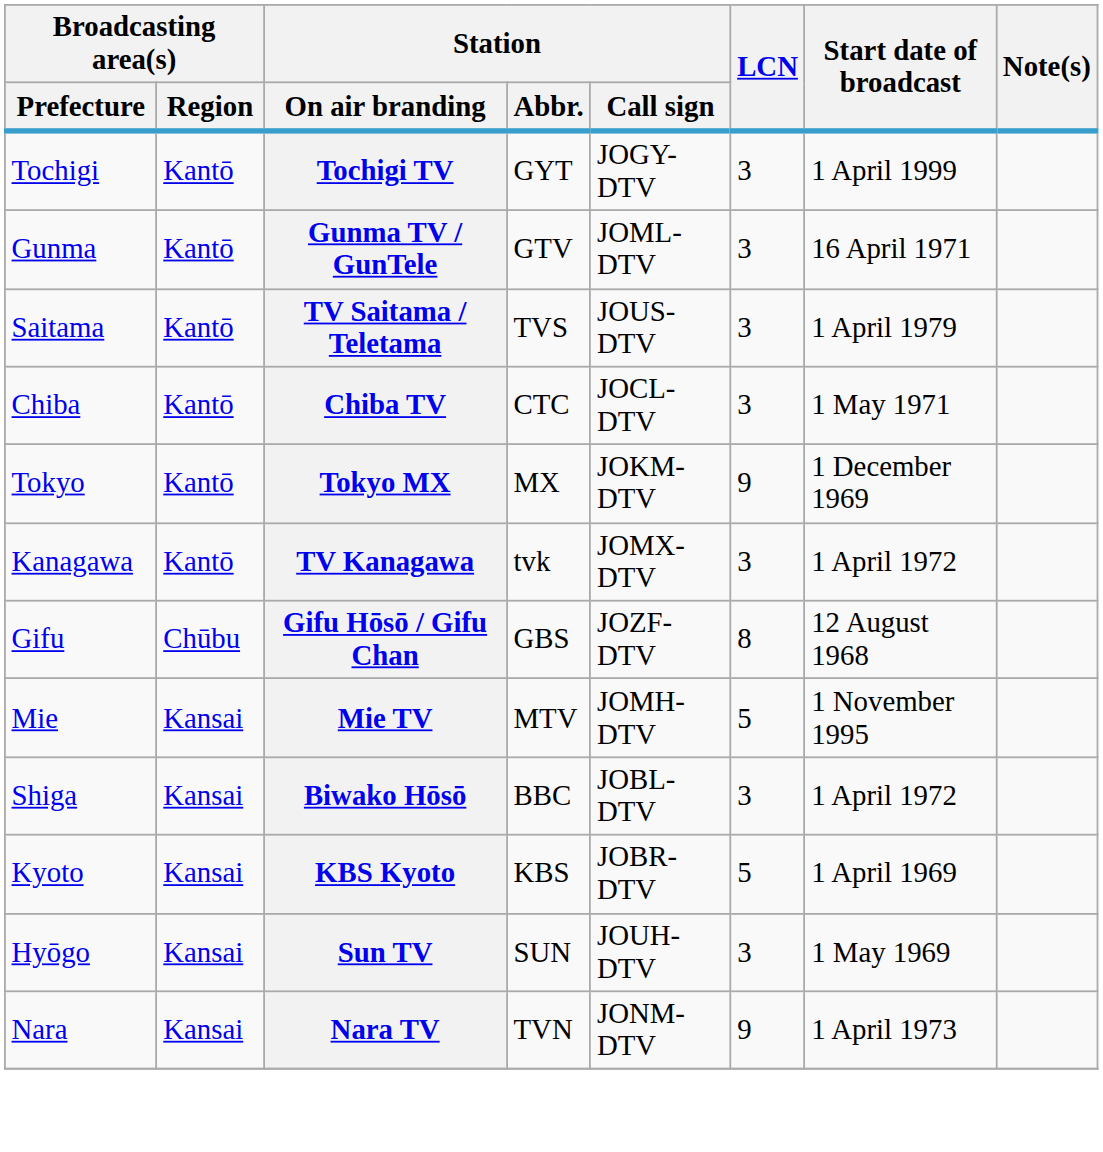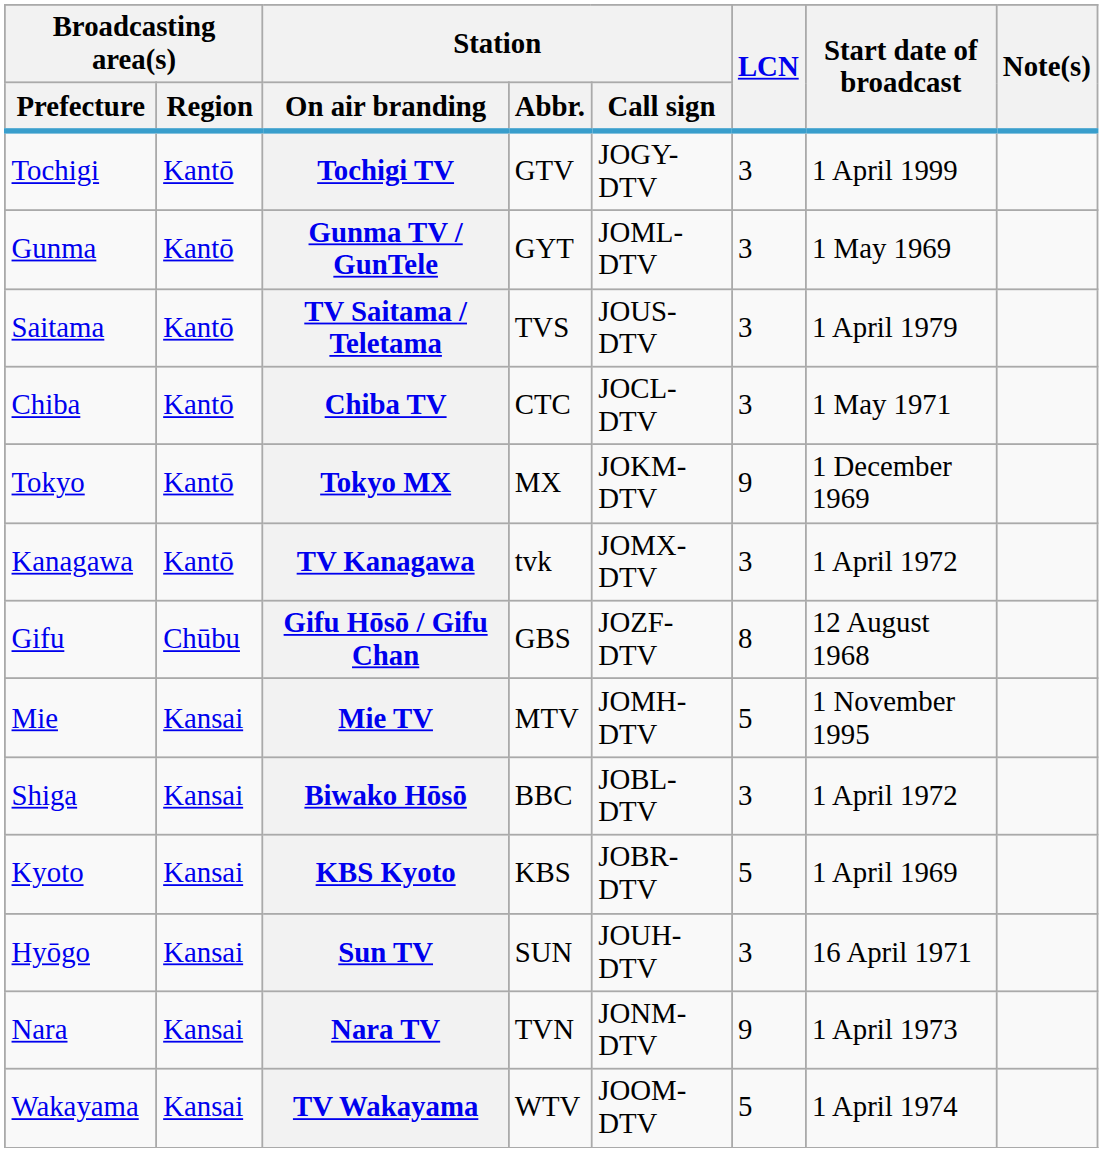(543, 170) GYT -> (544, 170) GTV
(543, 248) GTV -> (544, 248) GYT
(891, 248) 16 April 1971 -> (882, 248) 1 May 1969
(881, 951) 1 May 1969 -> (892, 951) 16 April 1971
+ row: (386, 1107)
